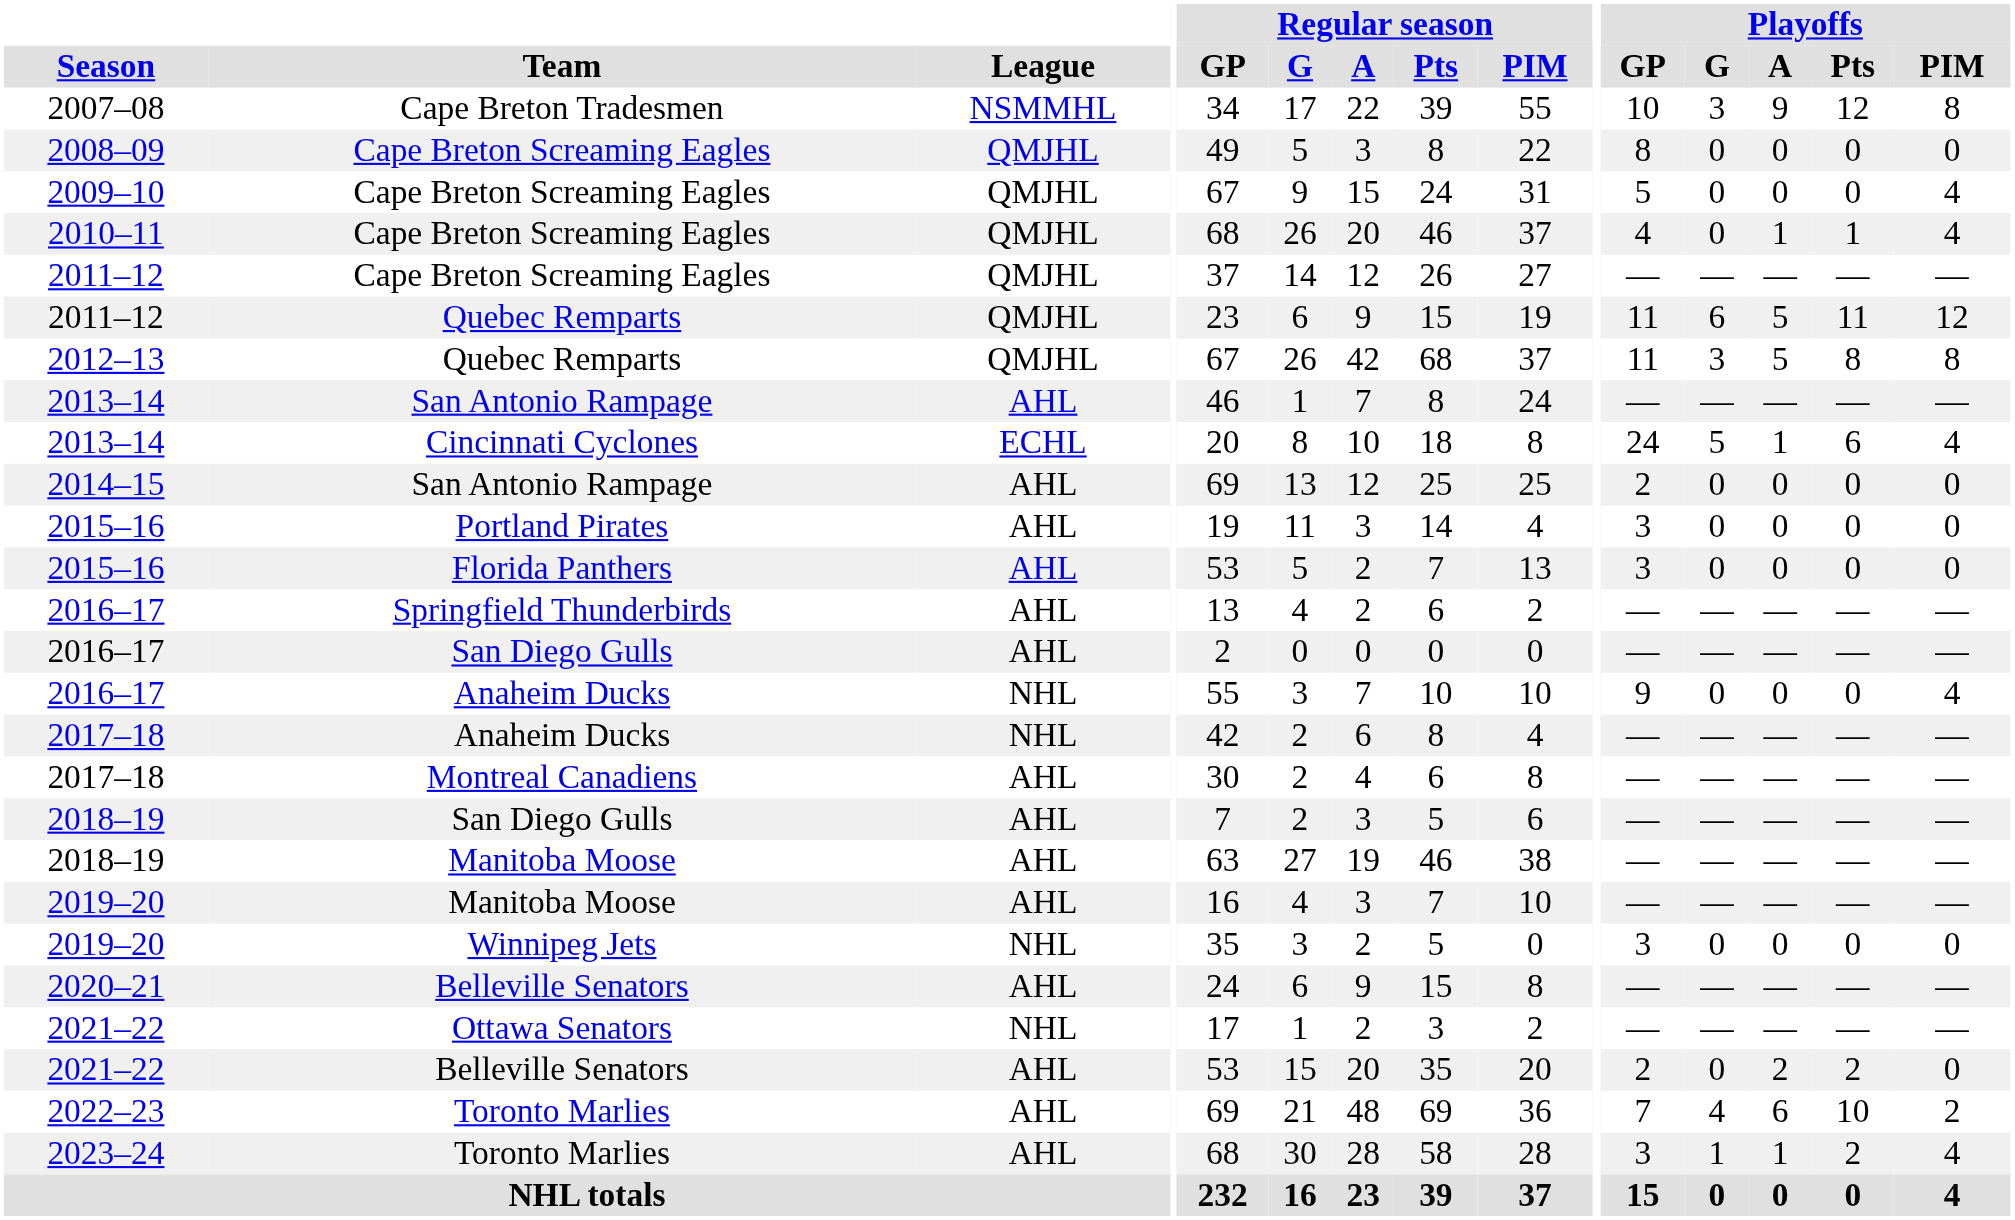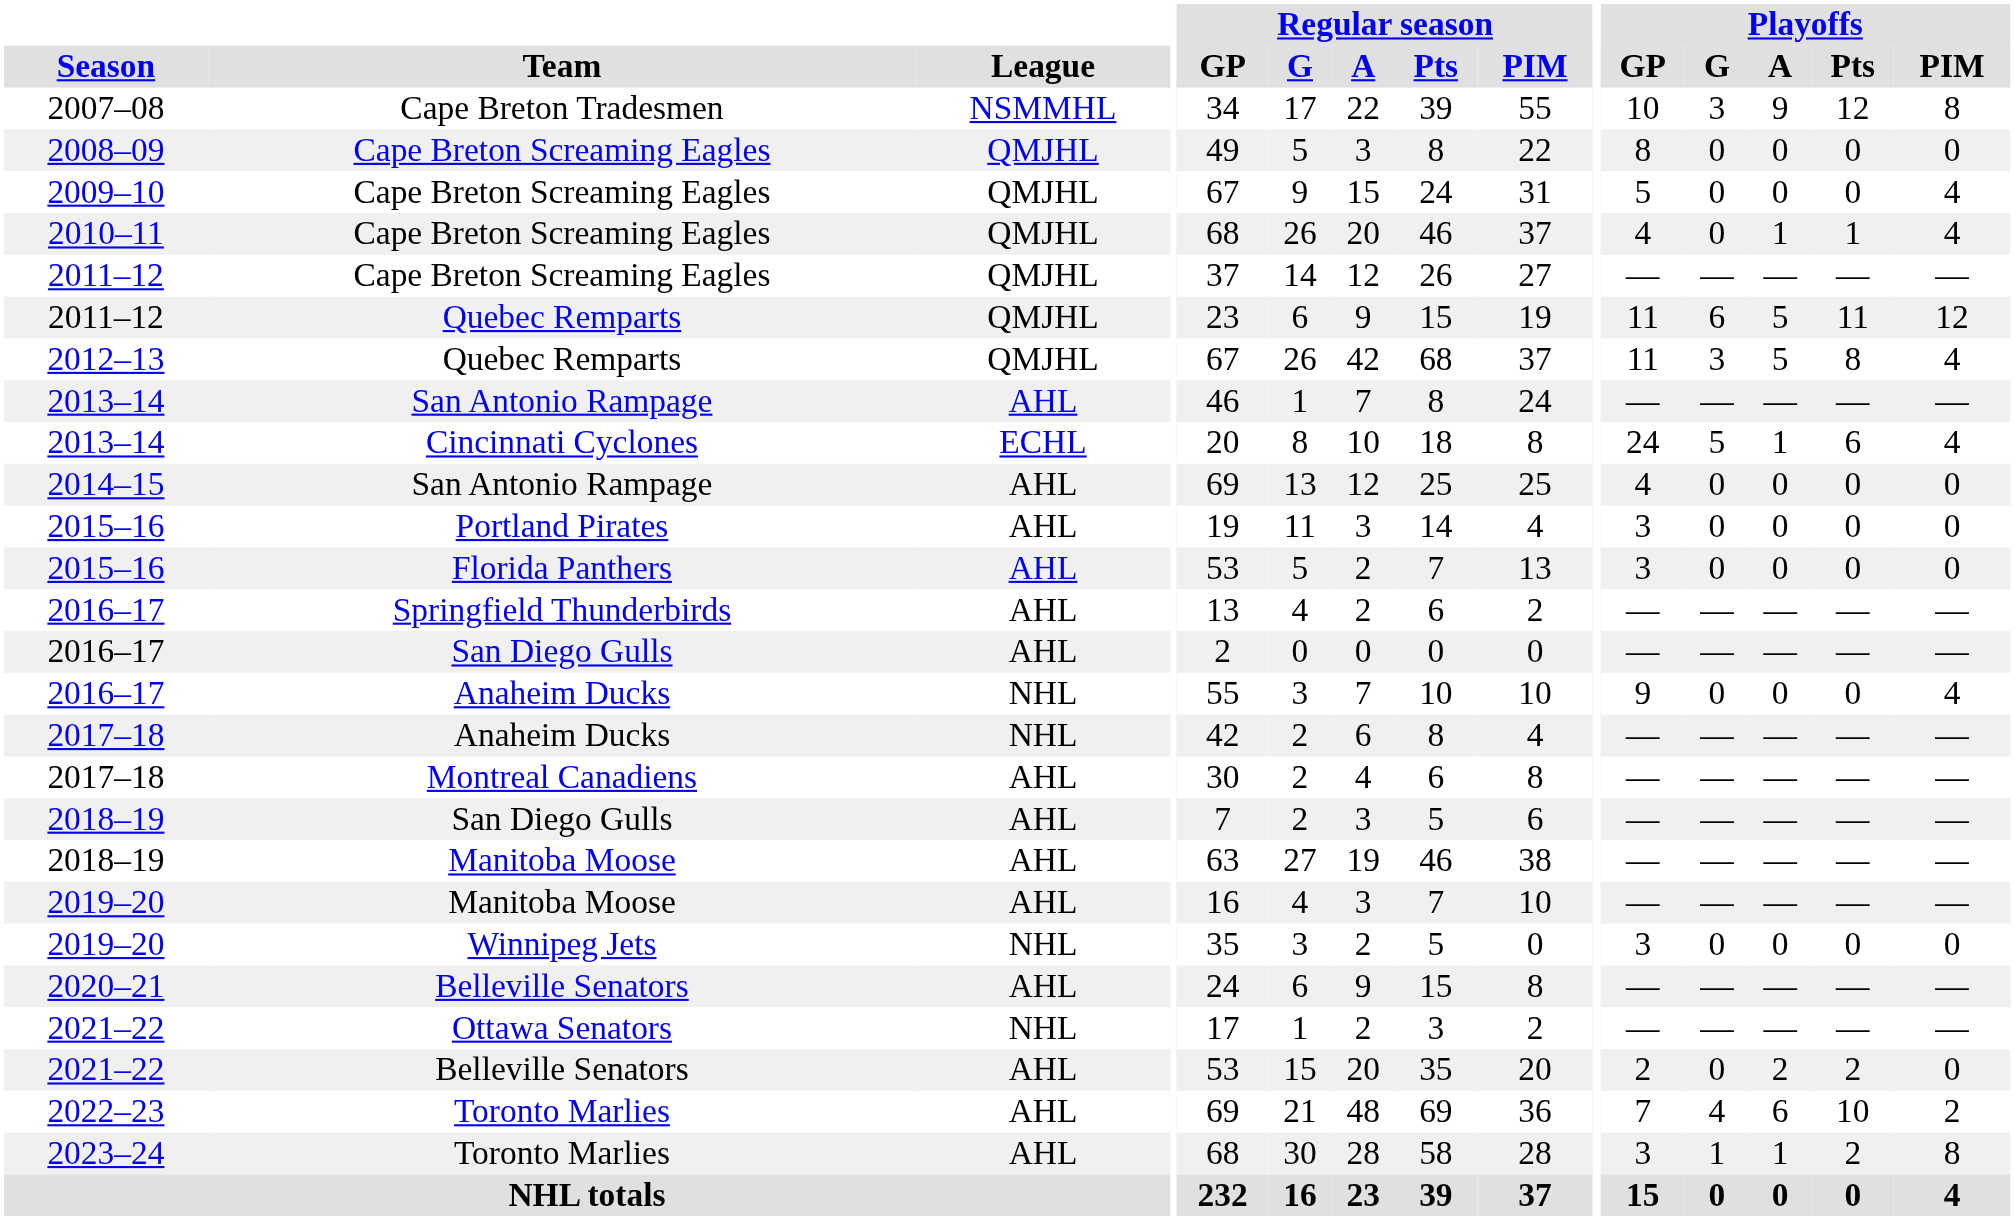(1952, 358) 8 -> (1952, 358) 4
(1643, 484) 2 -> (1643, 484) 4
(1952, 1152) 4 -> (1952, 1152) 8
